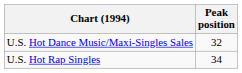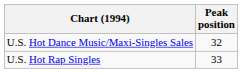(216, 59) 34 -> (216, 59) 33
